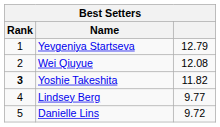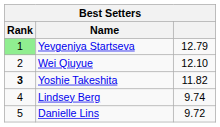(20, 46) no background -> (20, 46) lightgreen background
(195, 63) 12.08 -> (195, 63) 12.10
(195, 97) 9.77 -> (195, 97) 9.74
